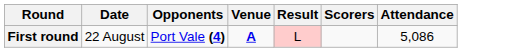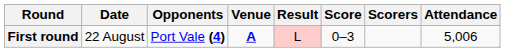+ column: (343, 15)
(417, 36) 5,086 -> (461, 36) 5,006
